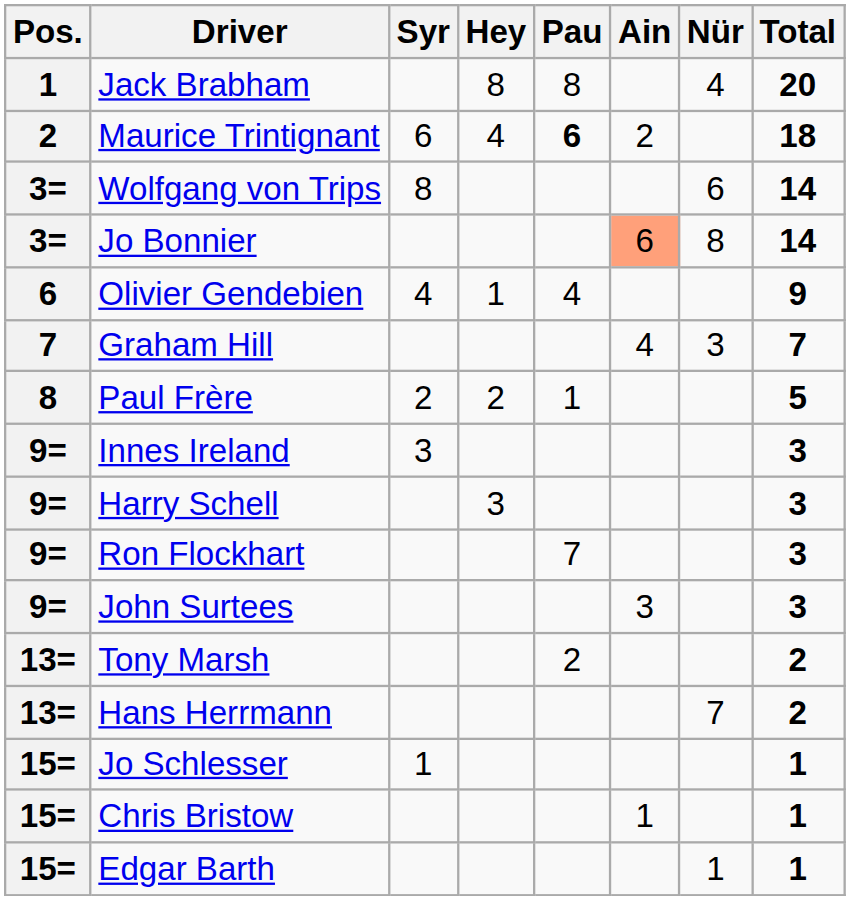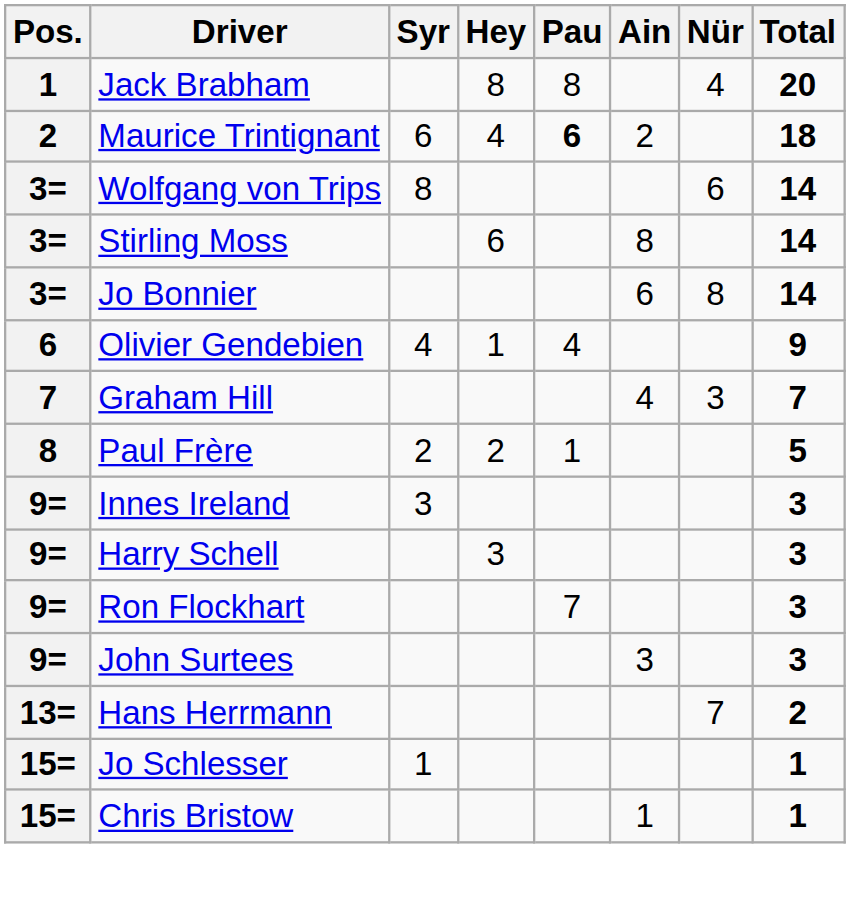+ row: (193, 241)
(645, 241) lightsalmon background -> (645, 293) no background
- row: (184, 660)
- row: (187, 869)
